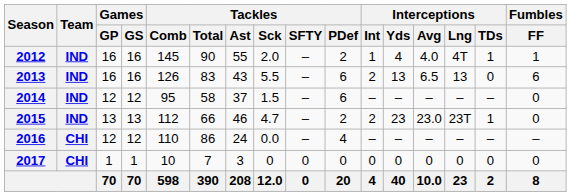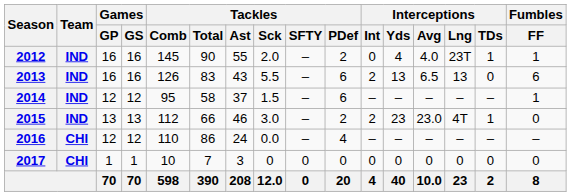(372, 56) 1 -> (372, 56) 0
(460, 56) 4T -> (460, 56) 23T
(536, 98) 0 -> (536, 98) 1
(270, 118) 4.7 -> (270, 118) 3.0
(460, 118) 23T -> (460, 118) 4T
